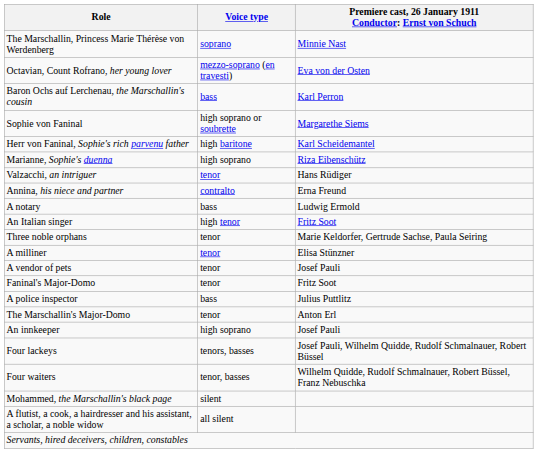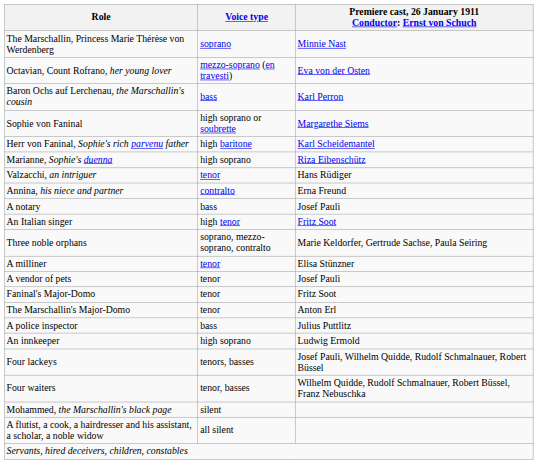(329, 206) Ludwig Ermold -> (319, 206) Josef Pauli
(210, 237) tenor -> (235, 242) soprano, mezzo- soprano, contralto
rows swapped: (42, 299) <-> (68, 314)
(319, 330) Josef Pauli -> (329, 341) Ludwig Ermold
